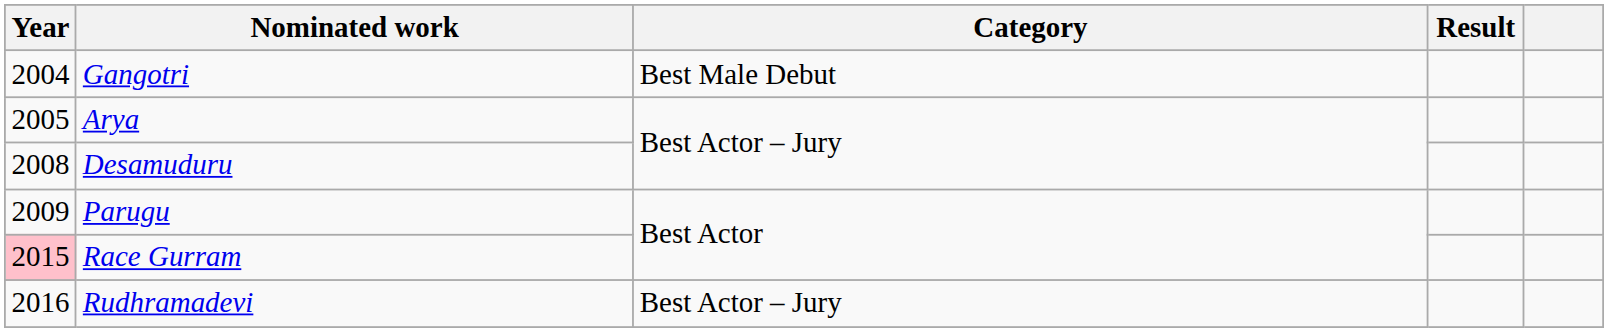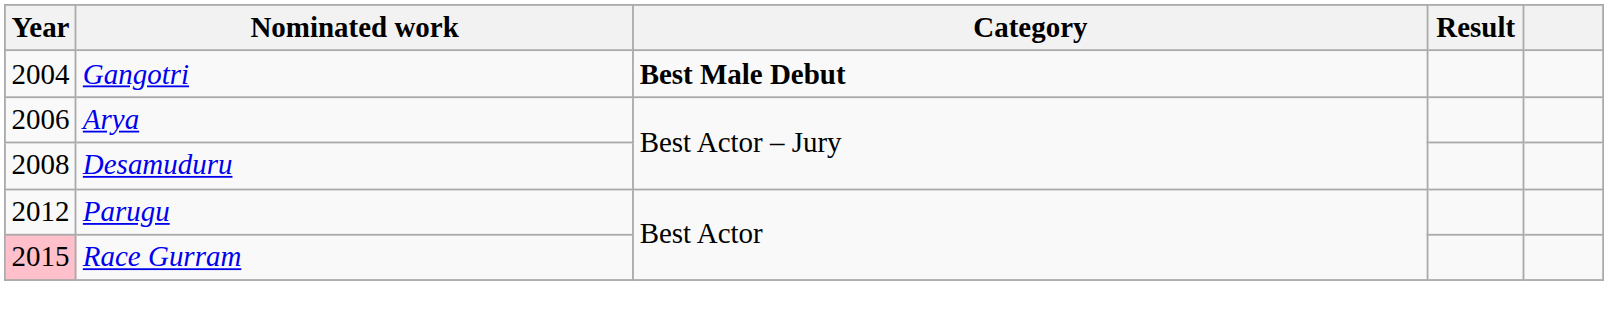(738, 73) normal -> (743, 73) bold
(41, 119) 2005 -> (41, 119) 2006
(41, 211) 2009 -> (41, 211) 2012
- row: (168, 303)
